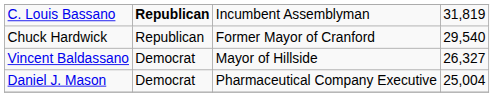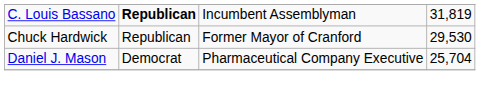(464, 37) 29,540 -> (451, 37) 29,530
- row: (68, 59)
(464, 80) 25,004 -> (451, 59) 25,704
